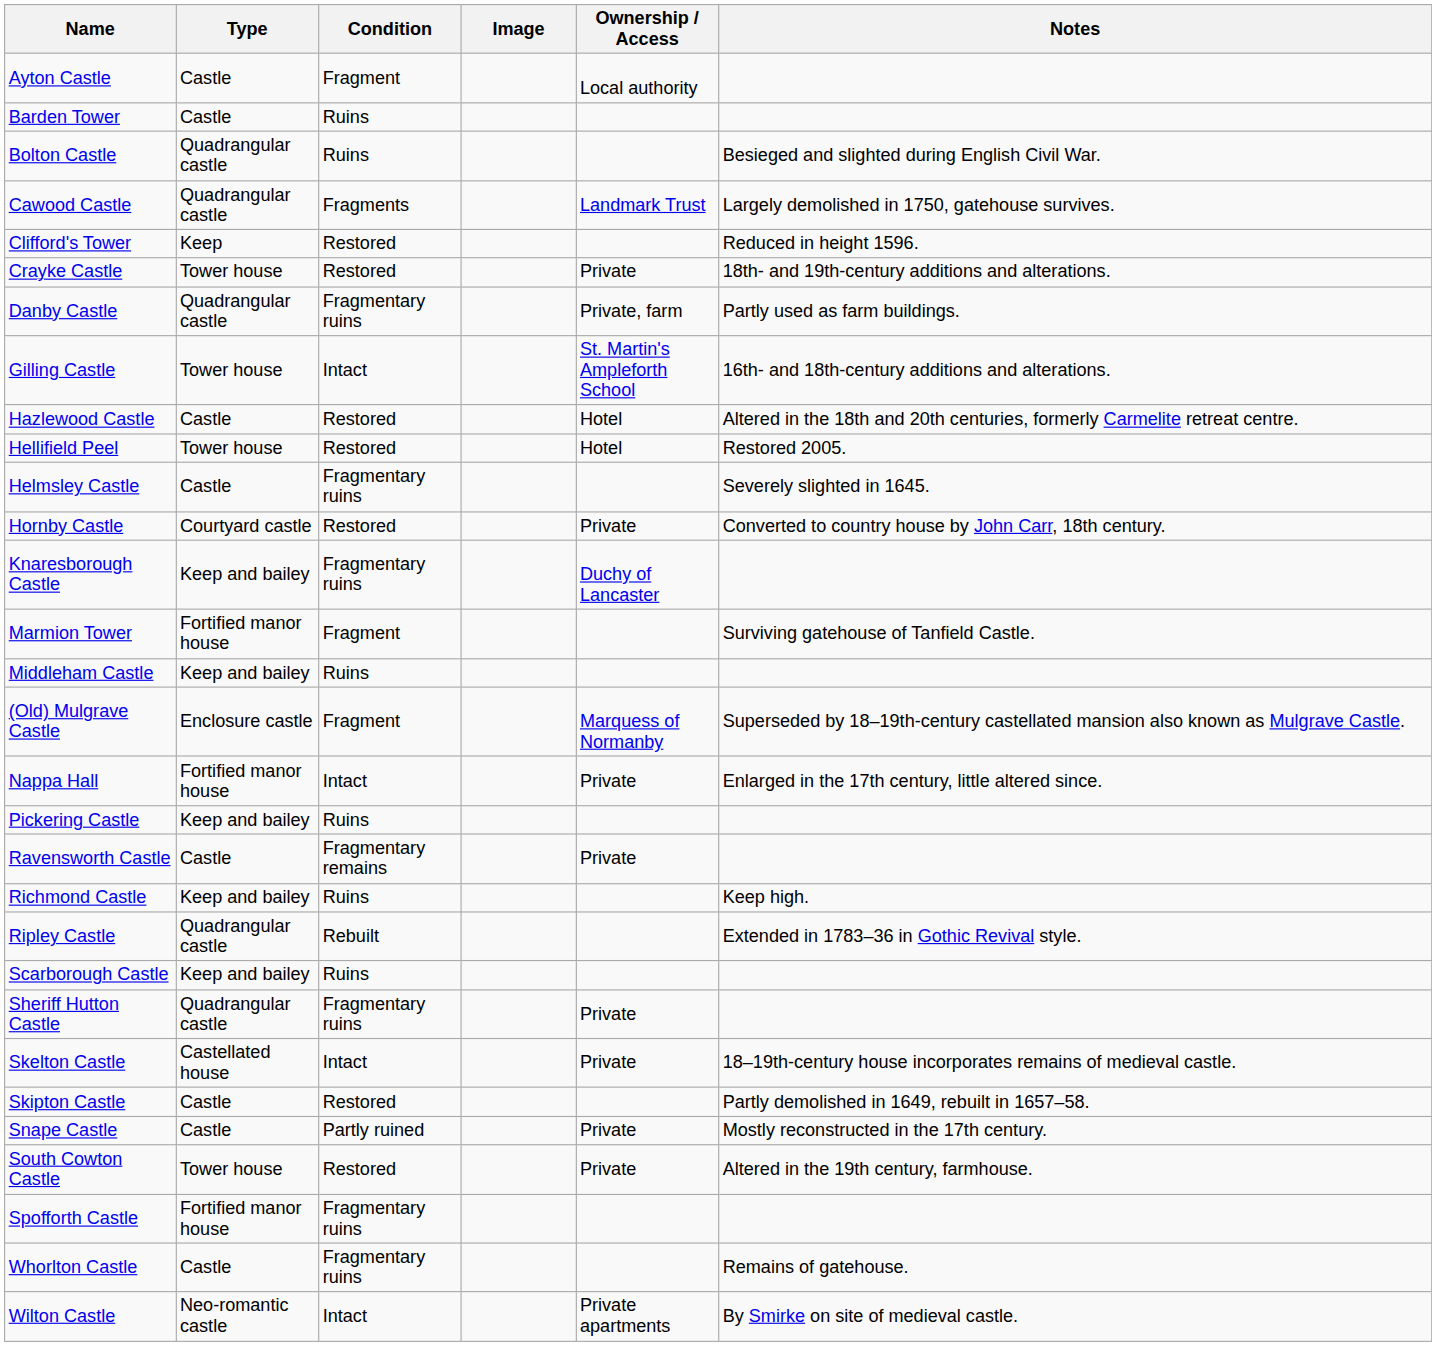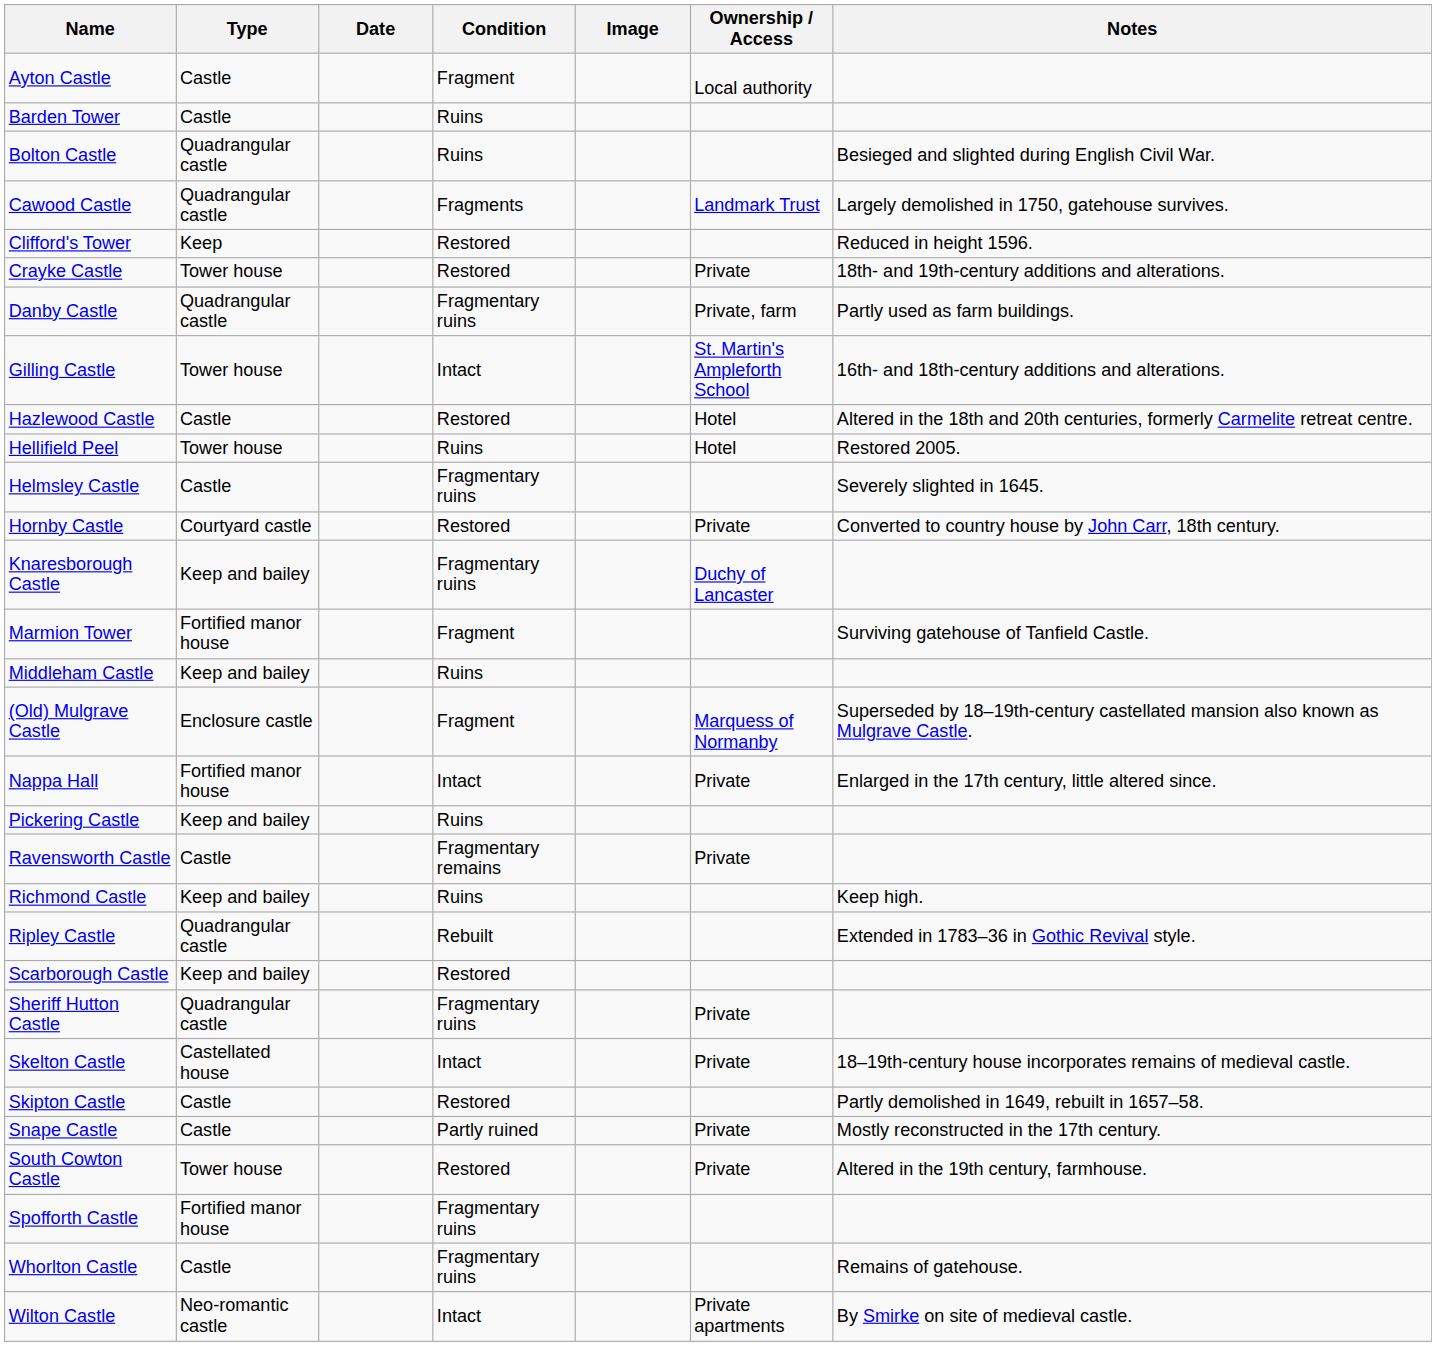+ column: (376, 29)
(359, 447) Restored -> (460, 447) Ruins
(346, 975) Ruins -> (474, 975) Restored
